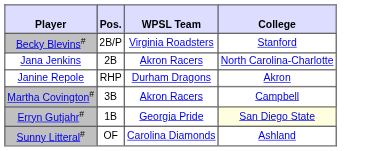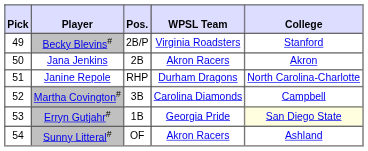+ column: (18, 24)
(277, 61) North Carolina-Charlotte -> (304, 61) Akron
(277, 78) Akron -> (304, 78) North Carolina-Charlotte
(171, 96) Akron Racers -> (198, 96) Carolina Diamonds
(171, 136) Carolina Diamonds -> (198, 136) Akron Racers
